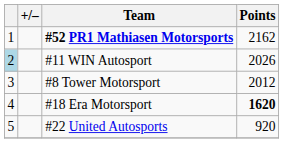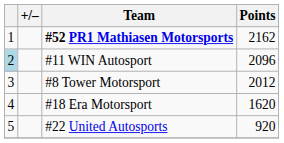(262, 60) 2026 -> (262, 60) 2096
(262, 105) bold -> (262, 105) normal
